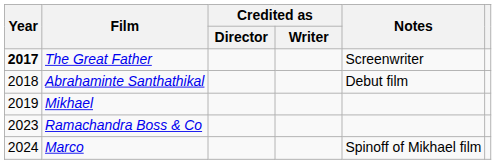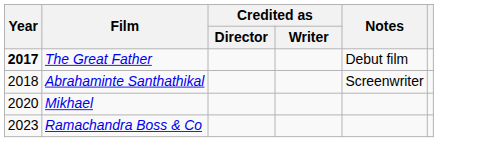(385, 59) Screenwriter -> (377, 59) Debut film
(377, 81) Debut film -> (385, 81) Screenwriter
(23, 103) 2019 -> (23, 103) 2020
- row: (64, 147)
